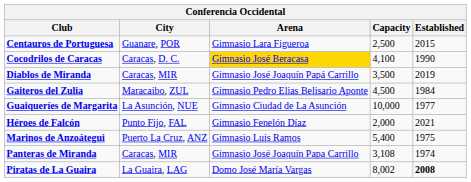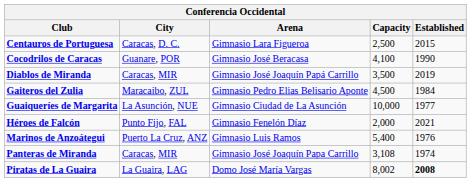(151, 43) Guanare, POR -> (151, 43) Caracas, D. C.
(151, 59) Caracas, D. C. -> (151, 59) Guanare, POR
(260, 59) gold background -> (260, 59) no background
(425, 138) 1975 -> (425, 138) 1976
